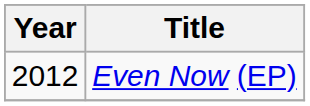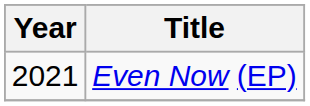(45, 75) 2012 -> (45, 75) 2021
